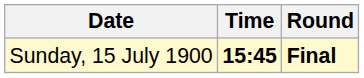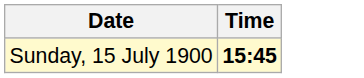- column: (320, 21)
